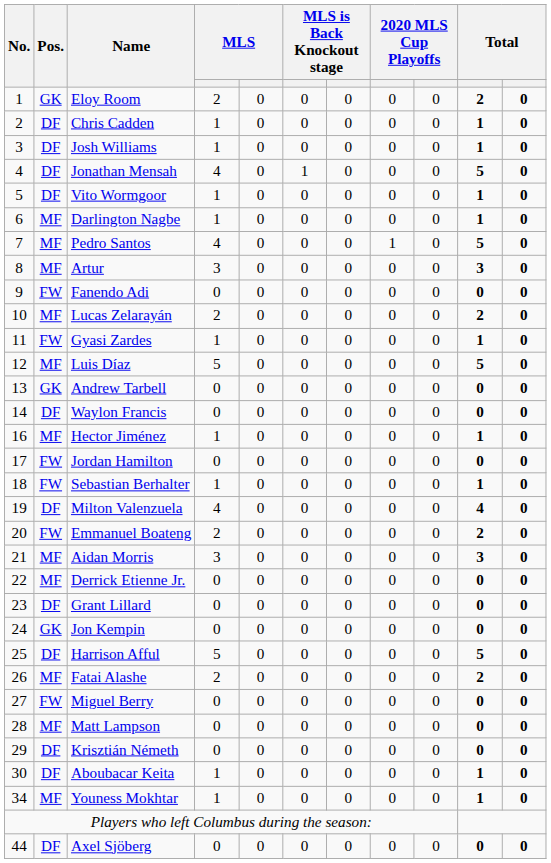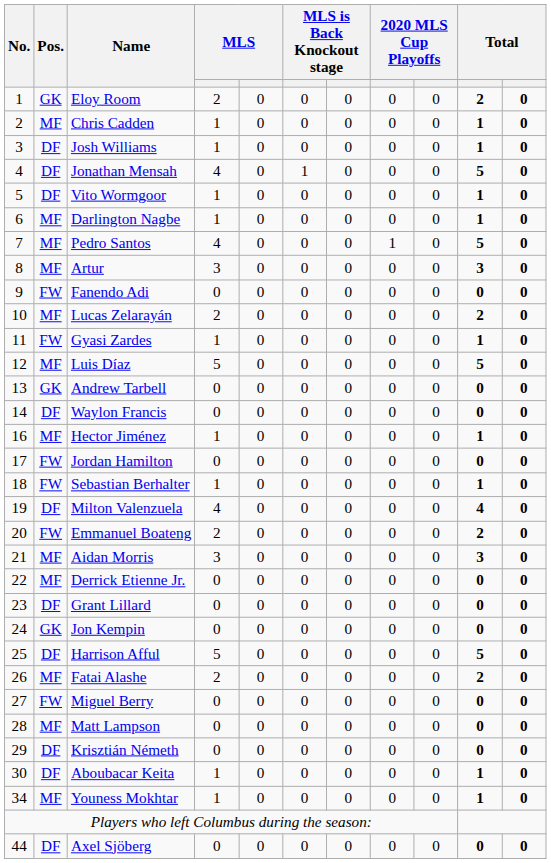(51, 123) DF -> (51, 123) MF
